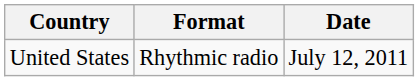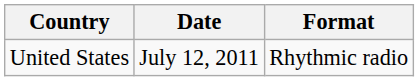columns swapped: (348, 22) <-> (209, 22)
